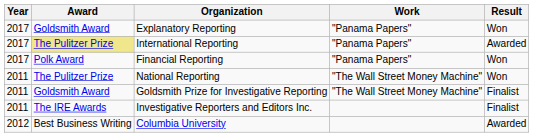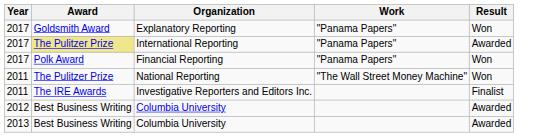- row: (17, 92)
+ row: (18, 124)
